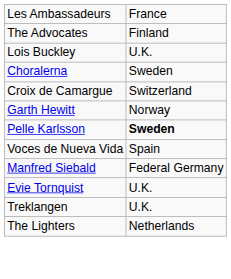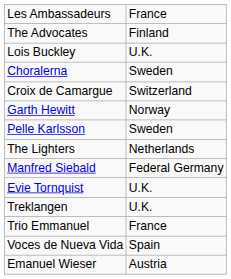(152, 129) bold -> (151, 129) normal
rows swapped: (41, 226) <-> (65, 149)
+ row: (48, 226)
+ row: (52, 264)
